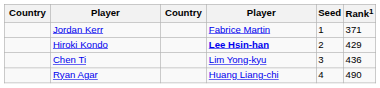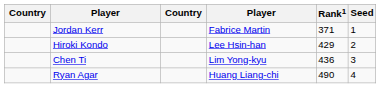columns swapped: (360, 13) <-> (330, 13)
(239, 45) bold -> (237, 45) normal
